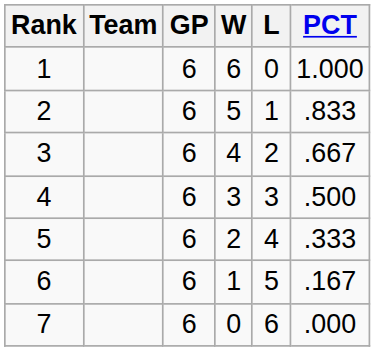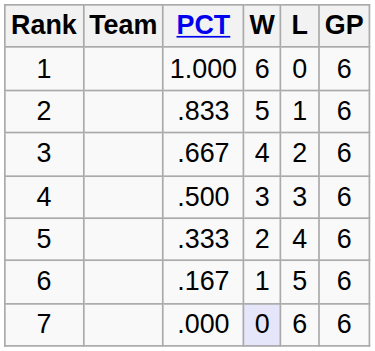columns swapped: (189, 25) <-> (330, 25)
(234, 324) no background -> (262, 324) lavender background
